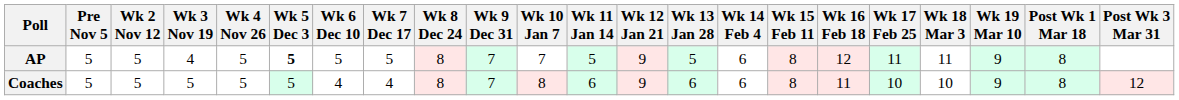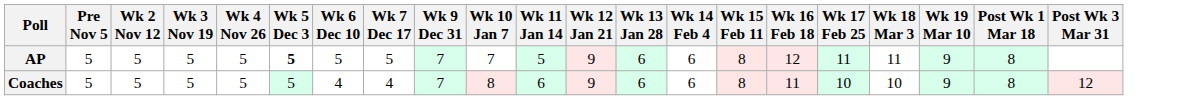- column: (440, 25)
(190, 58) 4 -> (190, 58) 5
(693, 58) 5 -> (641, 58) 6
